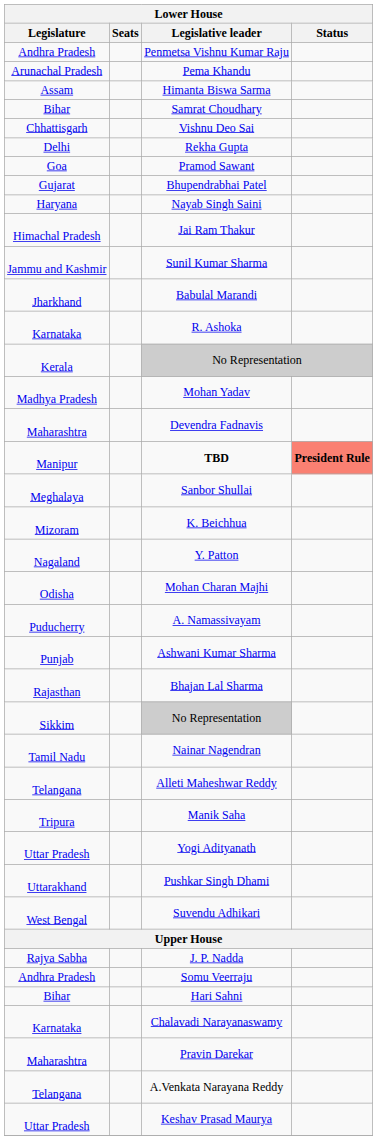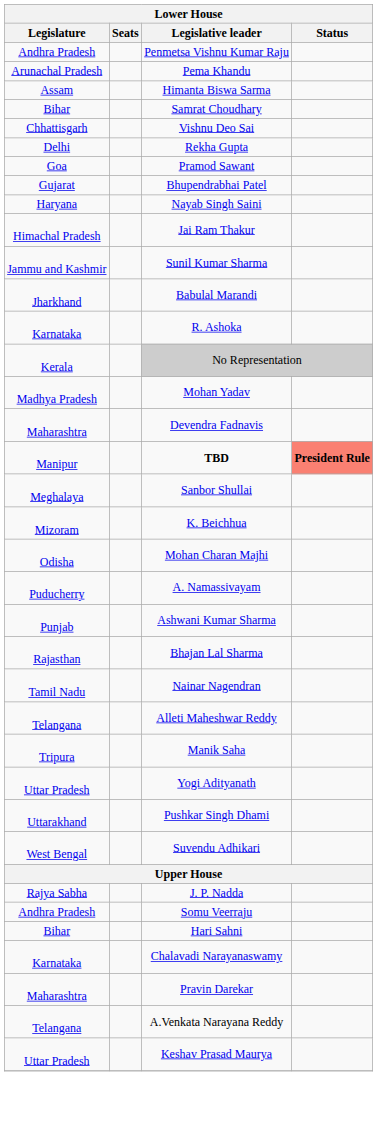- row: (57, 562)
- row: (57, 724)
